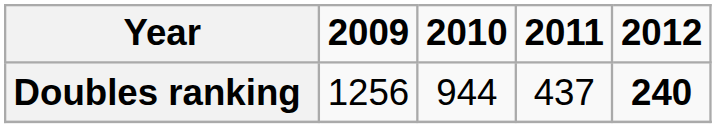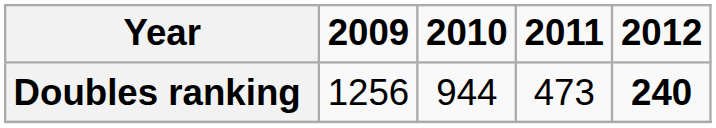(564, 91) 437 -> (564, 91) 473
